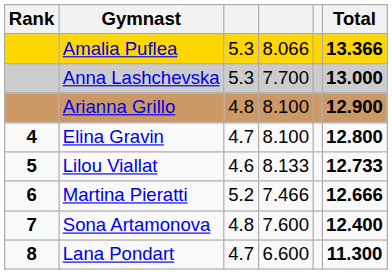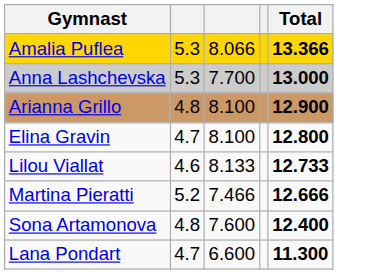- column: (32, 19)
